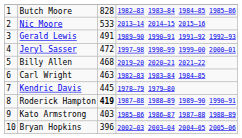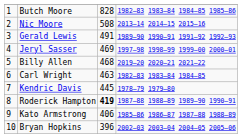(107, 24) 533 -> (107, 24) 508
(107, 50) 472 -> (107, 50) 469
(107, 114) 403 -> (107, 114) 406
